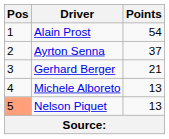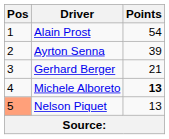(155, 51) 37 -> (155, 51) 39
(155, 88) normal -> (155, 88) bold
